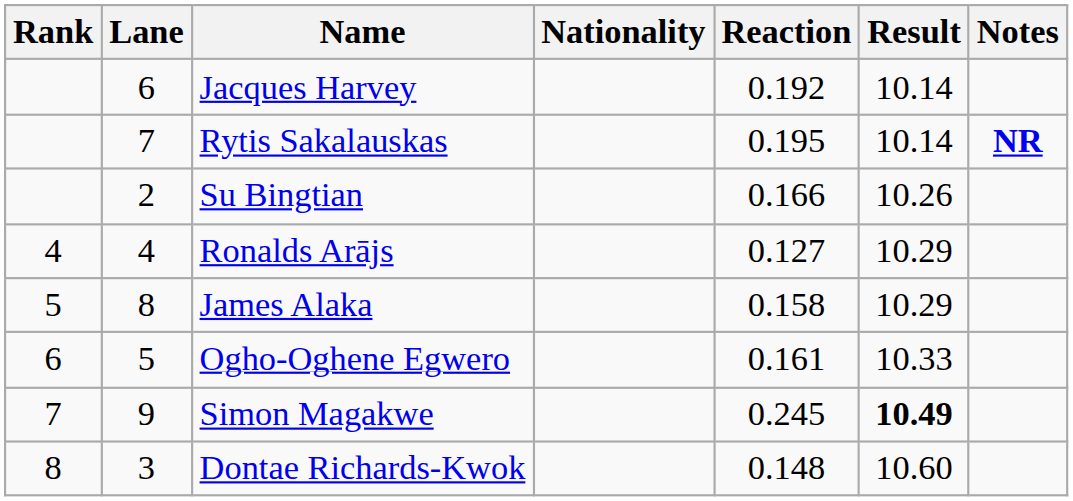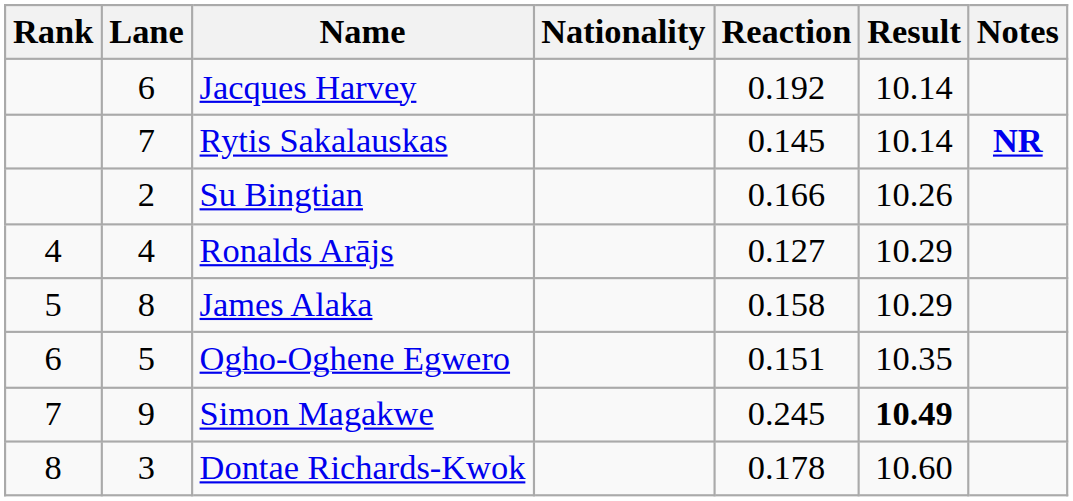(786, 140) 0.195 -> (786, 140) 0.145
(786, 359) 0.161 -> (786, 359) 0.151
(914, 359) 10.33 -> (914, 359) 10.35
(786, 468) 0.148 -> (786, 468) 0.178
